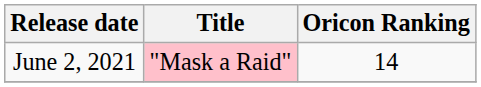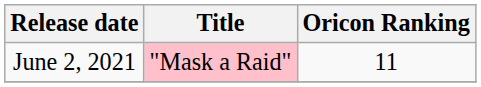(386, 61) 14 -> (386, 61) 11
